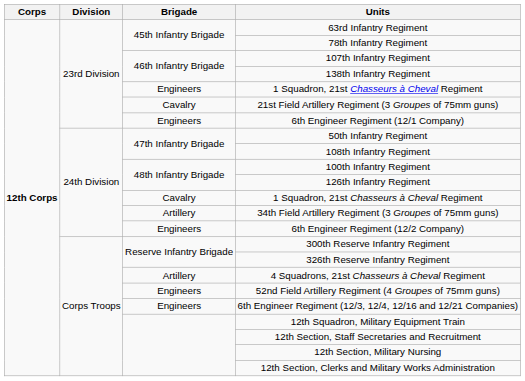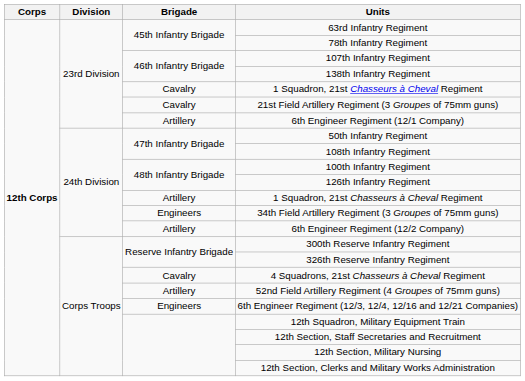(179, 89) Engineers -> (179, 89) Cavalry
(179, 120) Engineers -> (179, 120) Artillery
(179, 197) Cavalry -> (179, 197) Artillery
(179, 213) Artillery -> (179, 213) Engineers
(179, 228) Engineers -> (179, 228) Artillery
(179, 275) Artillery -> (179, 275) Cavalry
(179, 290) Engineers -> (179, 290) Artillery
